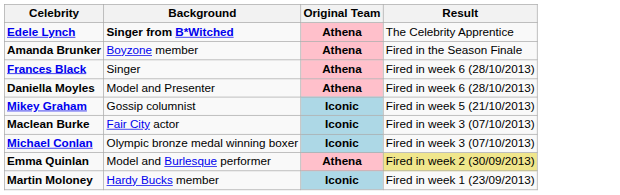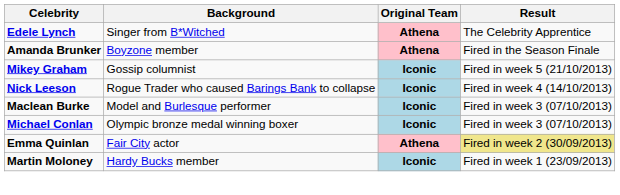(170, 32) bold -> (166, 32) normal
- row: (47, 69)
- row: (51, 87)
+ row: (41, 87)
(143, 124) Fair City actor -> (189, 106) Model and Burlesque performer
(189, 161) Model and Burlesque performer -> (143, 143) Fair City actor
